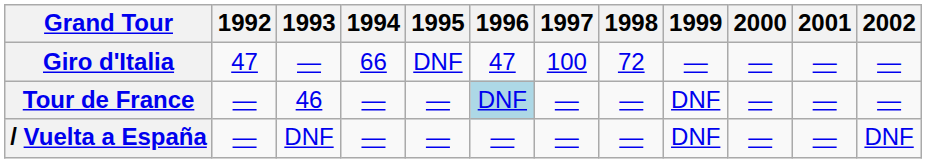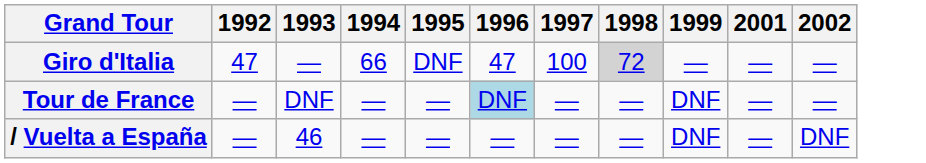- column: (760, 23)
(631, 61) no background -> (631, 61) lightgrey background
(309, 99) 46 -> (309, 99) DNF
(309, 137) DNF -> (309, 137) 46
